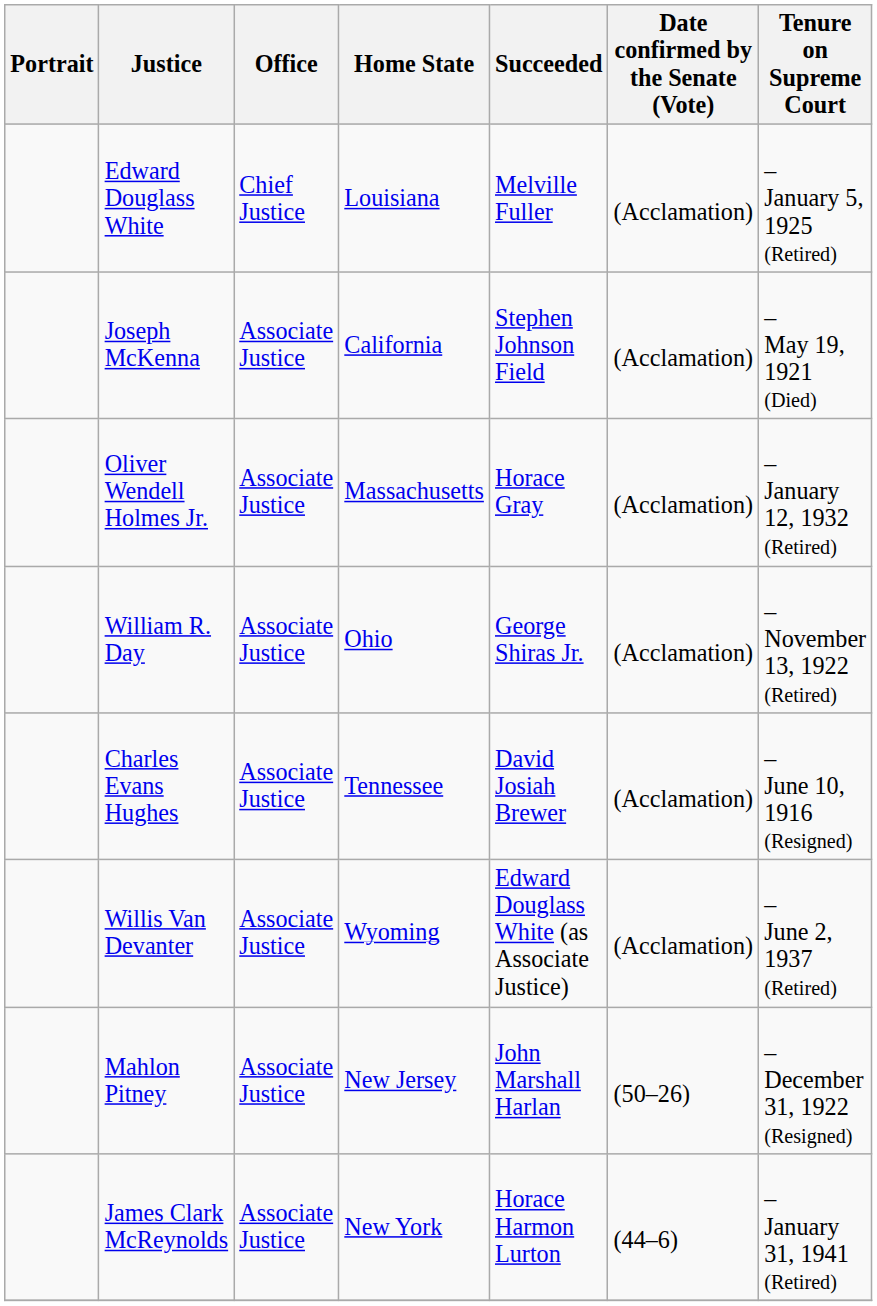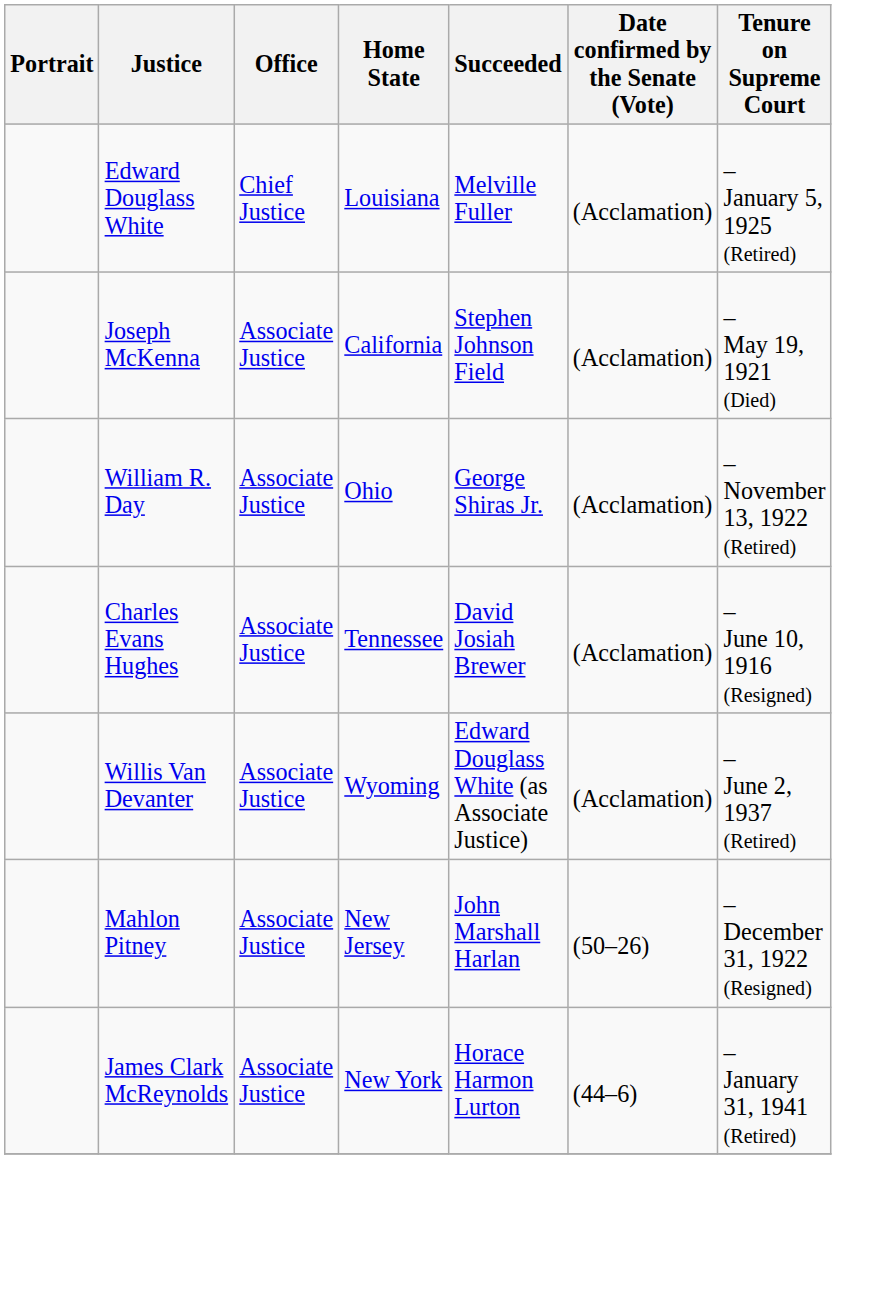- row: (156, 491)
